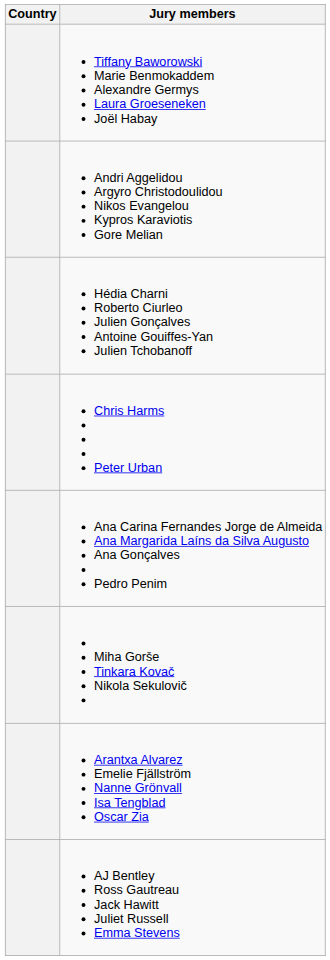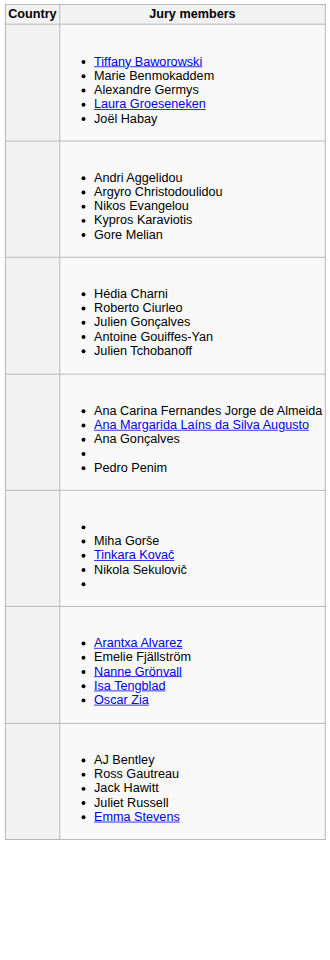- row: (192, 439)
